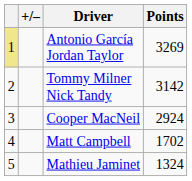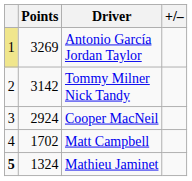columns swapped: (31, 16) <-> (165, 16)
(11, 164) normal -> (11, 164) bold
